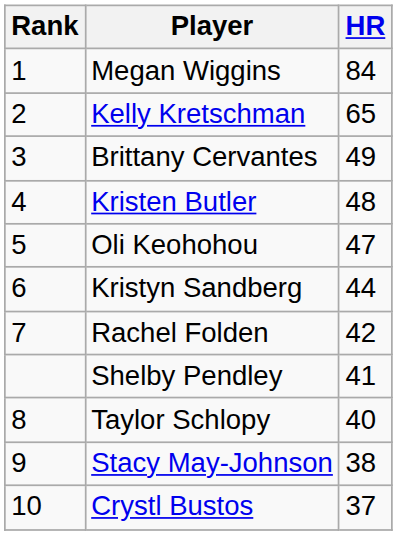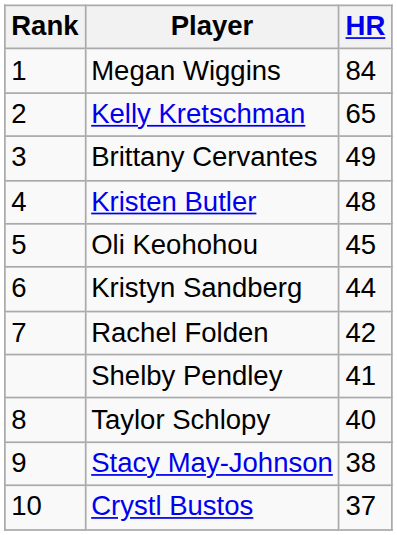(361, 245) 47 -> (361, 245) 45
